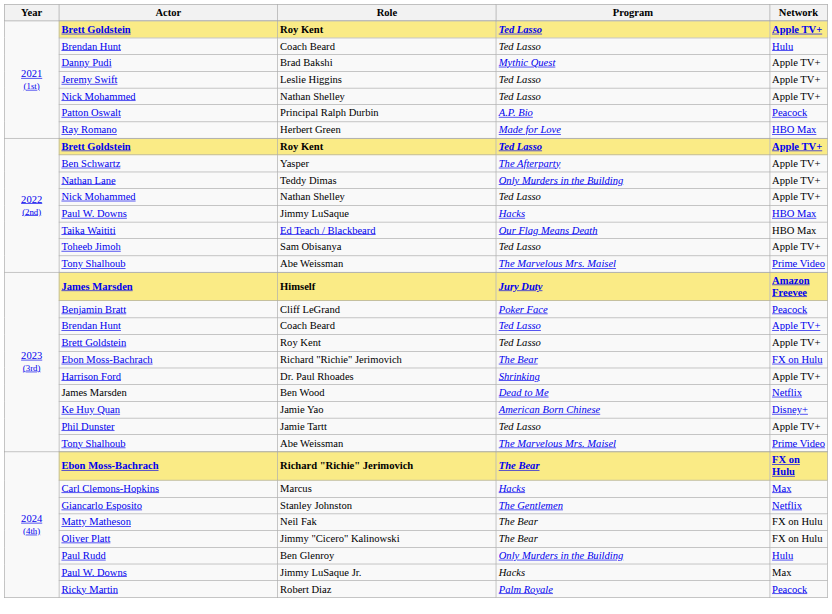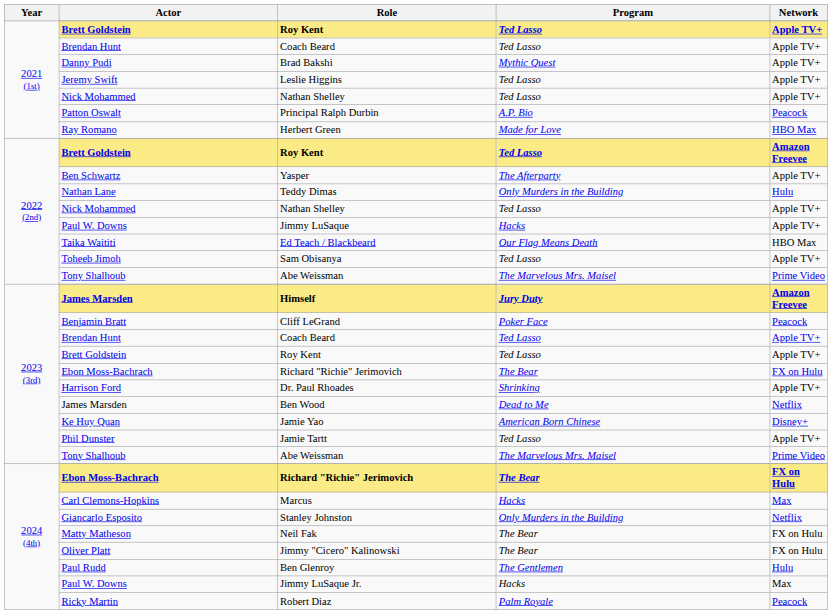(783, 46) Hulu -> (796, 46) Apple TV+
(797, 146) Apple TV+ -> (791, 152) Amazon Freevee
(796, 180) Apple TV+ -> (783, 192) Hulu
(794, 213) HBO Max -> (796, 225) Apple TV+
(531, 505) The Gentlemen -> (561, 517) Only Murders in the Building
(561, 555) Only Murders in the Building -> (531, 567) The Gentlemen
